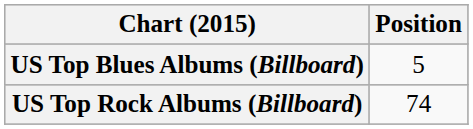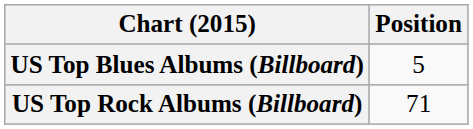(419, 104) 74 -> (419, 104) 71
